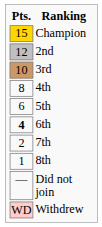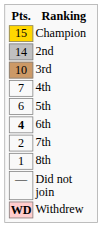(21, 52) 12 -> (21, 52) 14
(21, 88) 8 -> (21, 88) 7
(21, 210) normal -> (21, 210) bold
